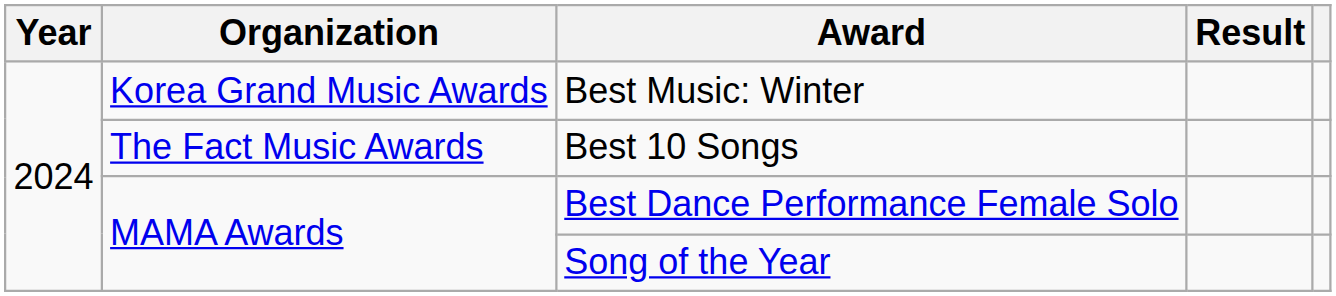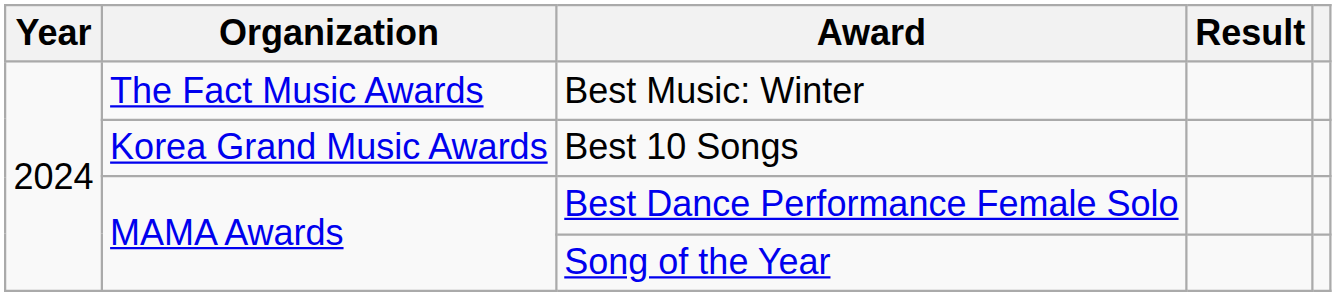(329, 90) Korea Grand Music Awards -> (297, 90) The Fact Music Awards
(297, 147) The Fact Music Awards -> (329, 147) Korea Grand Music Awards
